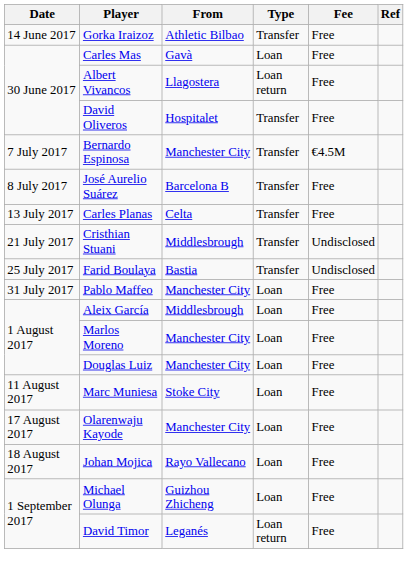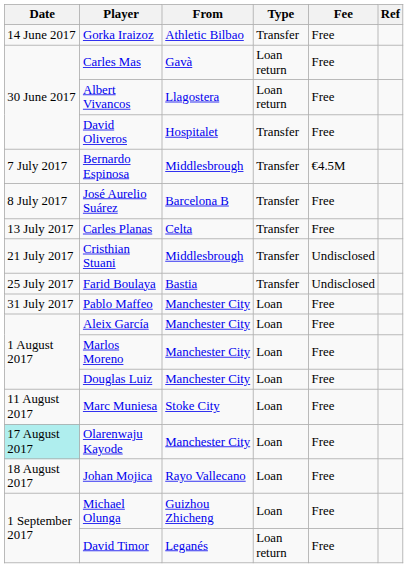(269, 55) Loan -> (271, 62) Loan return
(208, 152) Manchester City -> (204, 166) Middlesbrough
(204, 309) Middlesbrough -> (208, 324) Manchester City
(33, 427) no background -> (33, 441) paleturquoise background
